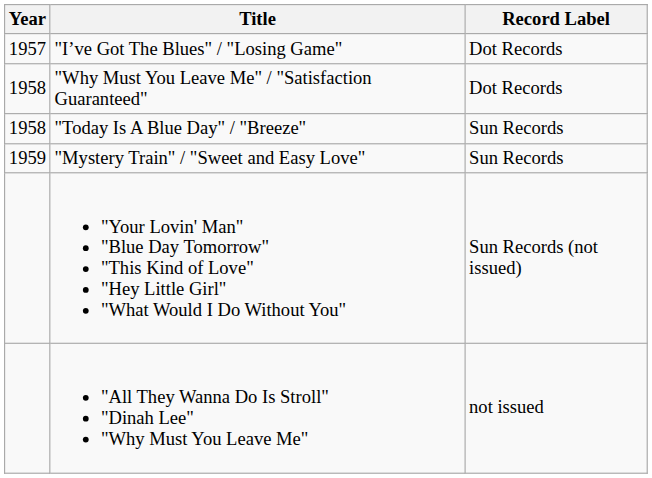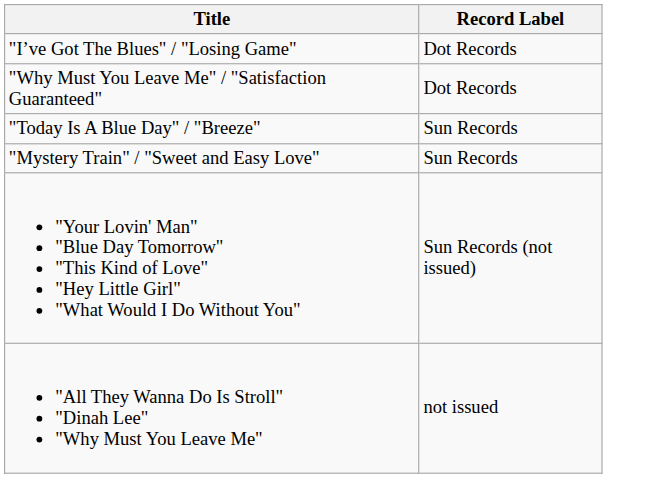- column: (27, 19)
